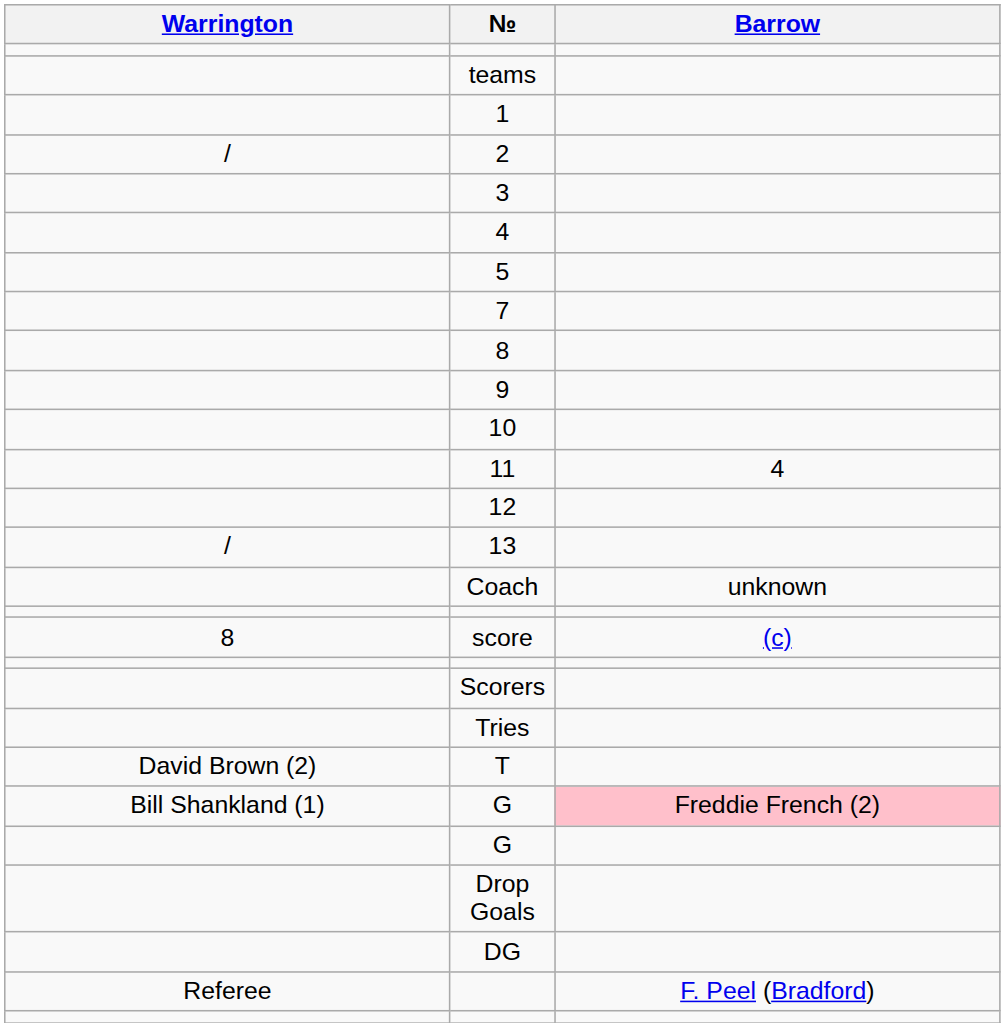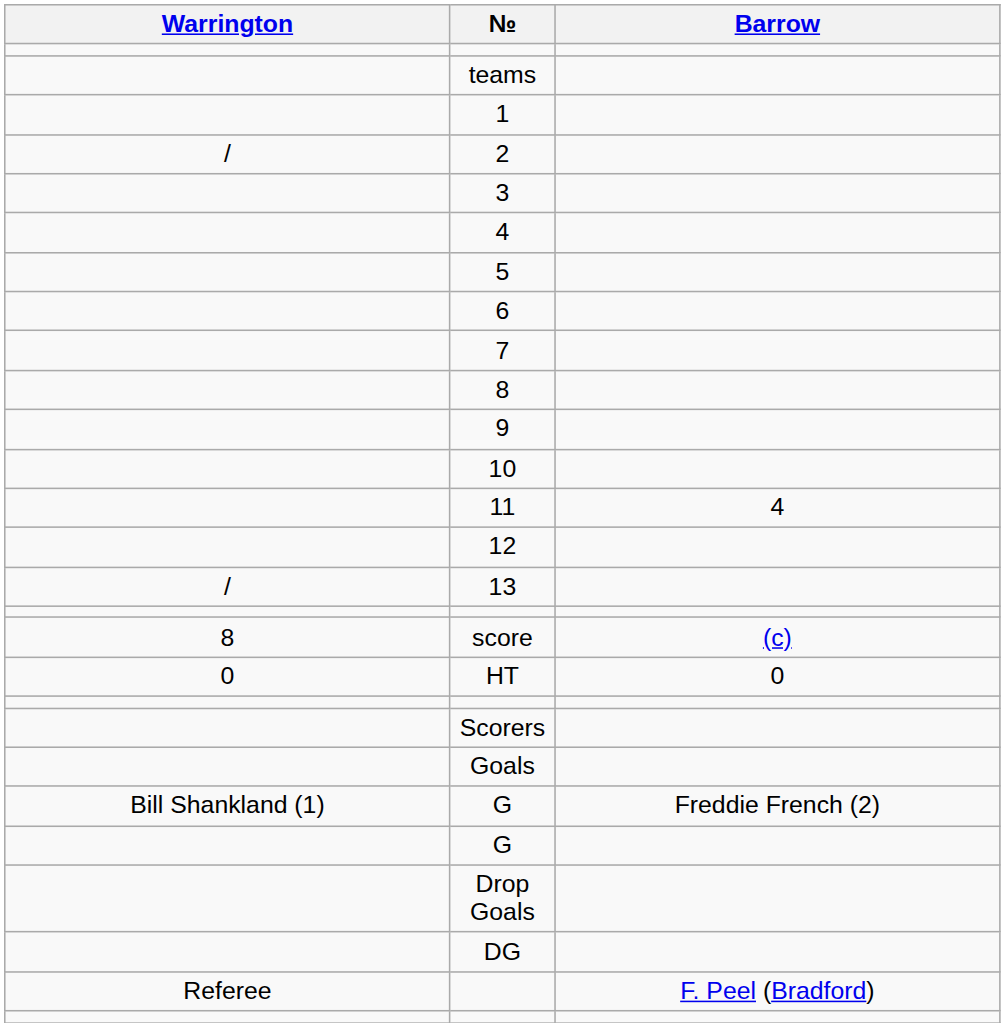+ row: (227, 311)
- row: (227, 587)
+ row: (227, 676)
- row: (227, 727)
- row: (227, 766)
+ row: (227, 767)
(777, 805) pink background -> (777, 805) no background
